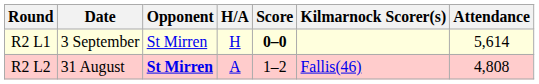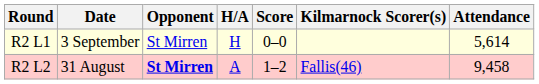(275, 41) bold -> (275, 41) normal
(492, 66) 4,808 -> (492, 66) 9,458
